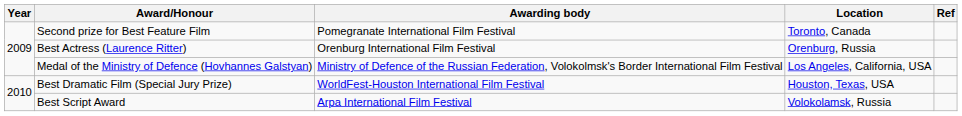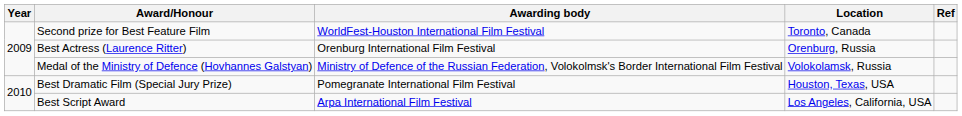(416, 31) Pomegranate International Film Festival -> (431, 31) WorldFest-Houston International Film Festival
(860, 66) Los Angeles, California, USA -> (839, 66) Volokolamsk, Russia
(431, 84) WorldFest-Houston International Film Festival -> (416, 84) Pomegranate International Film Festival
(839, 102) Volokolamsk, Russia -> (860, 102) Los Angeles, California, USA
